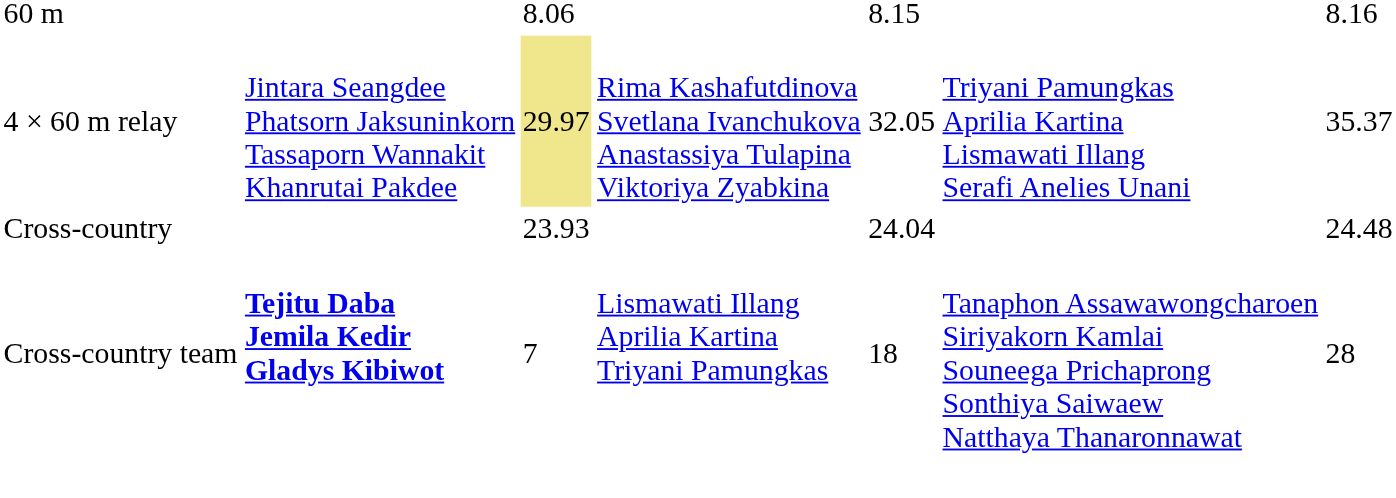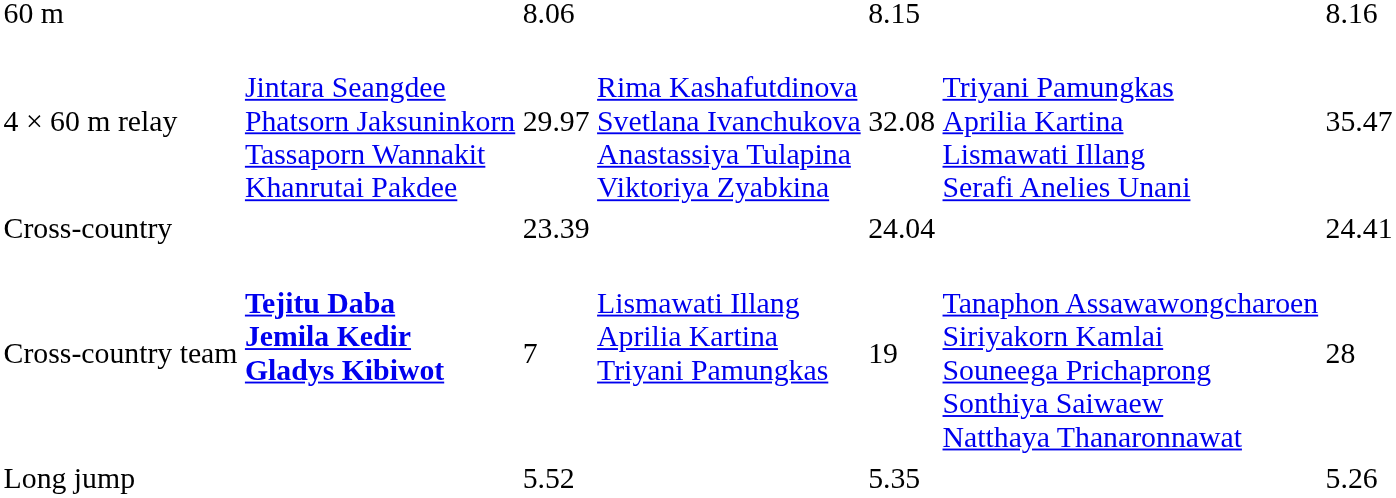(556, 120) khaki background -> (556, 120) no background
(902, 120) 32.05 -> (902, 120) 32.08
(1359, 120) 35.37 -> (1359, 120) 35.47
(556, 228) 23.93 -> (556, 228) 23.39
(1359, 228) 24.48 -> (1359, 228) 24.41
(883, 353) 18 -> (883, 353) 19
+ row: (69, 477)
